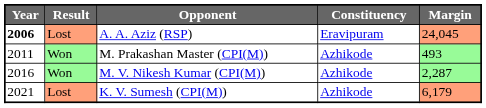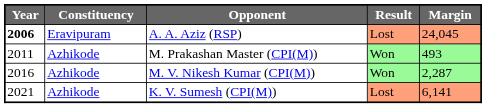columns swapped: (369, 14) <-> (71, 14)
(437, 92) 6,179 -> (437, 92) 6,141
